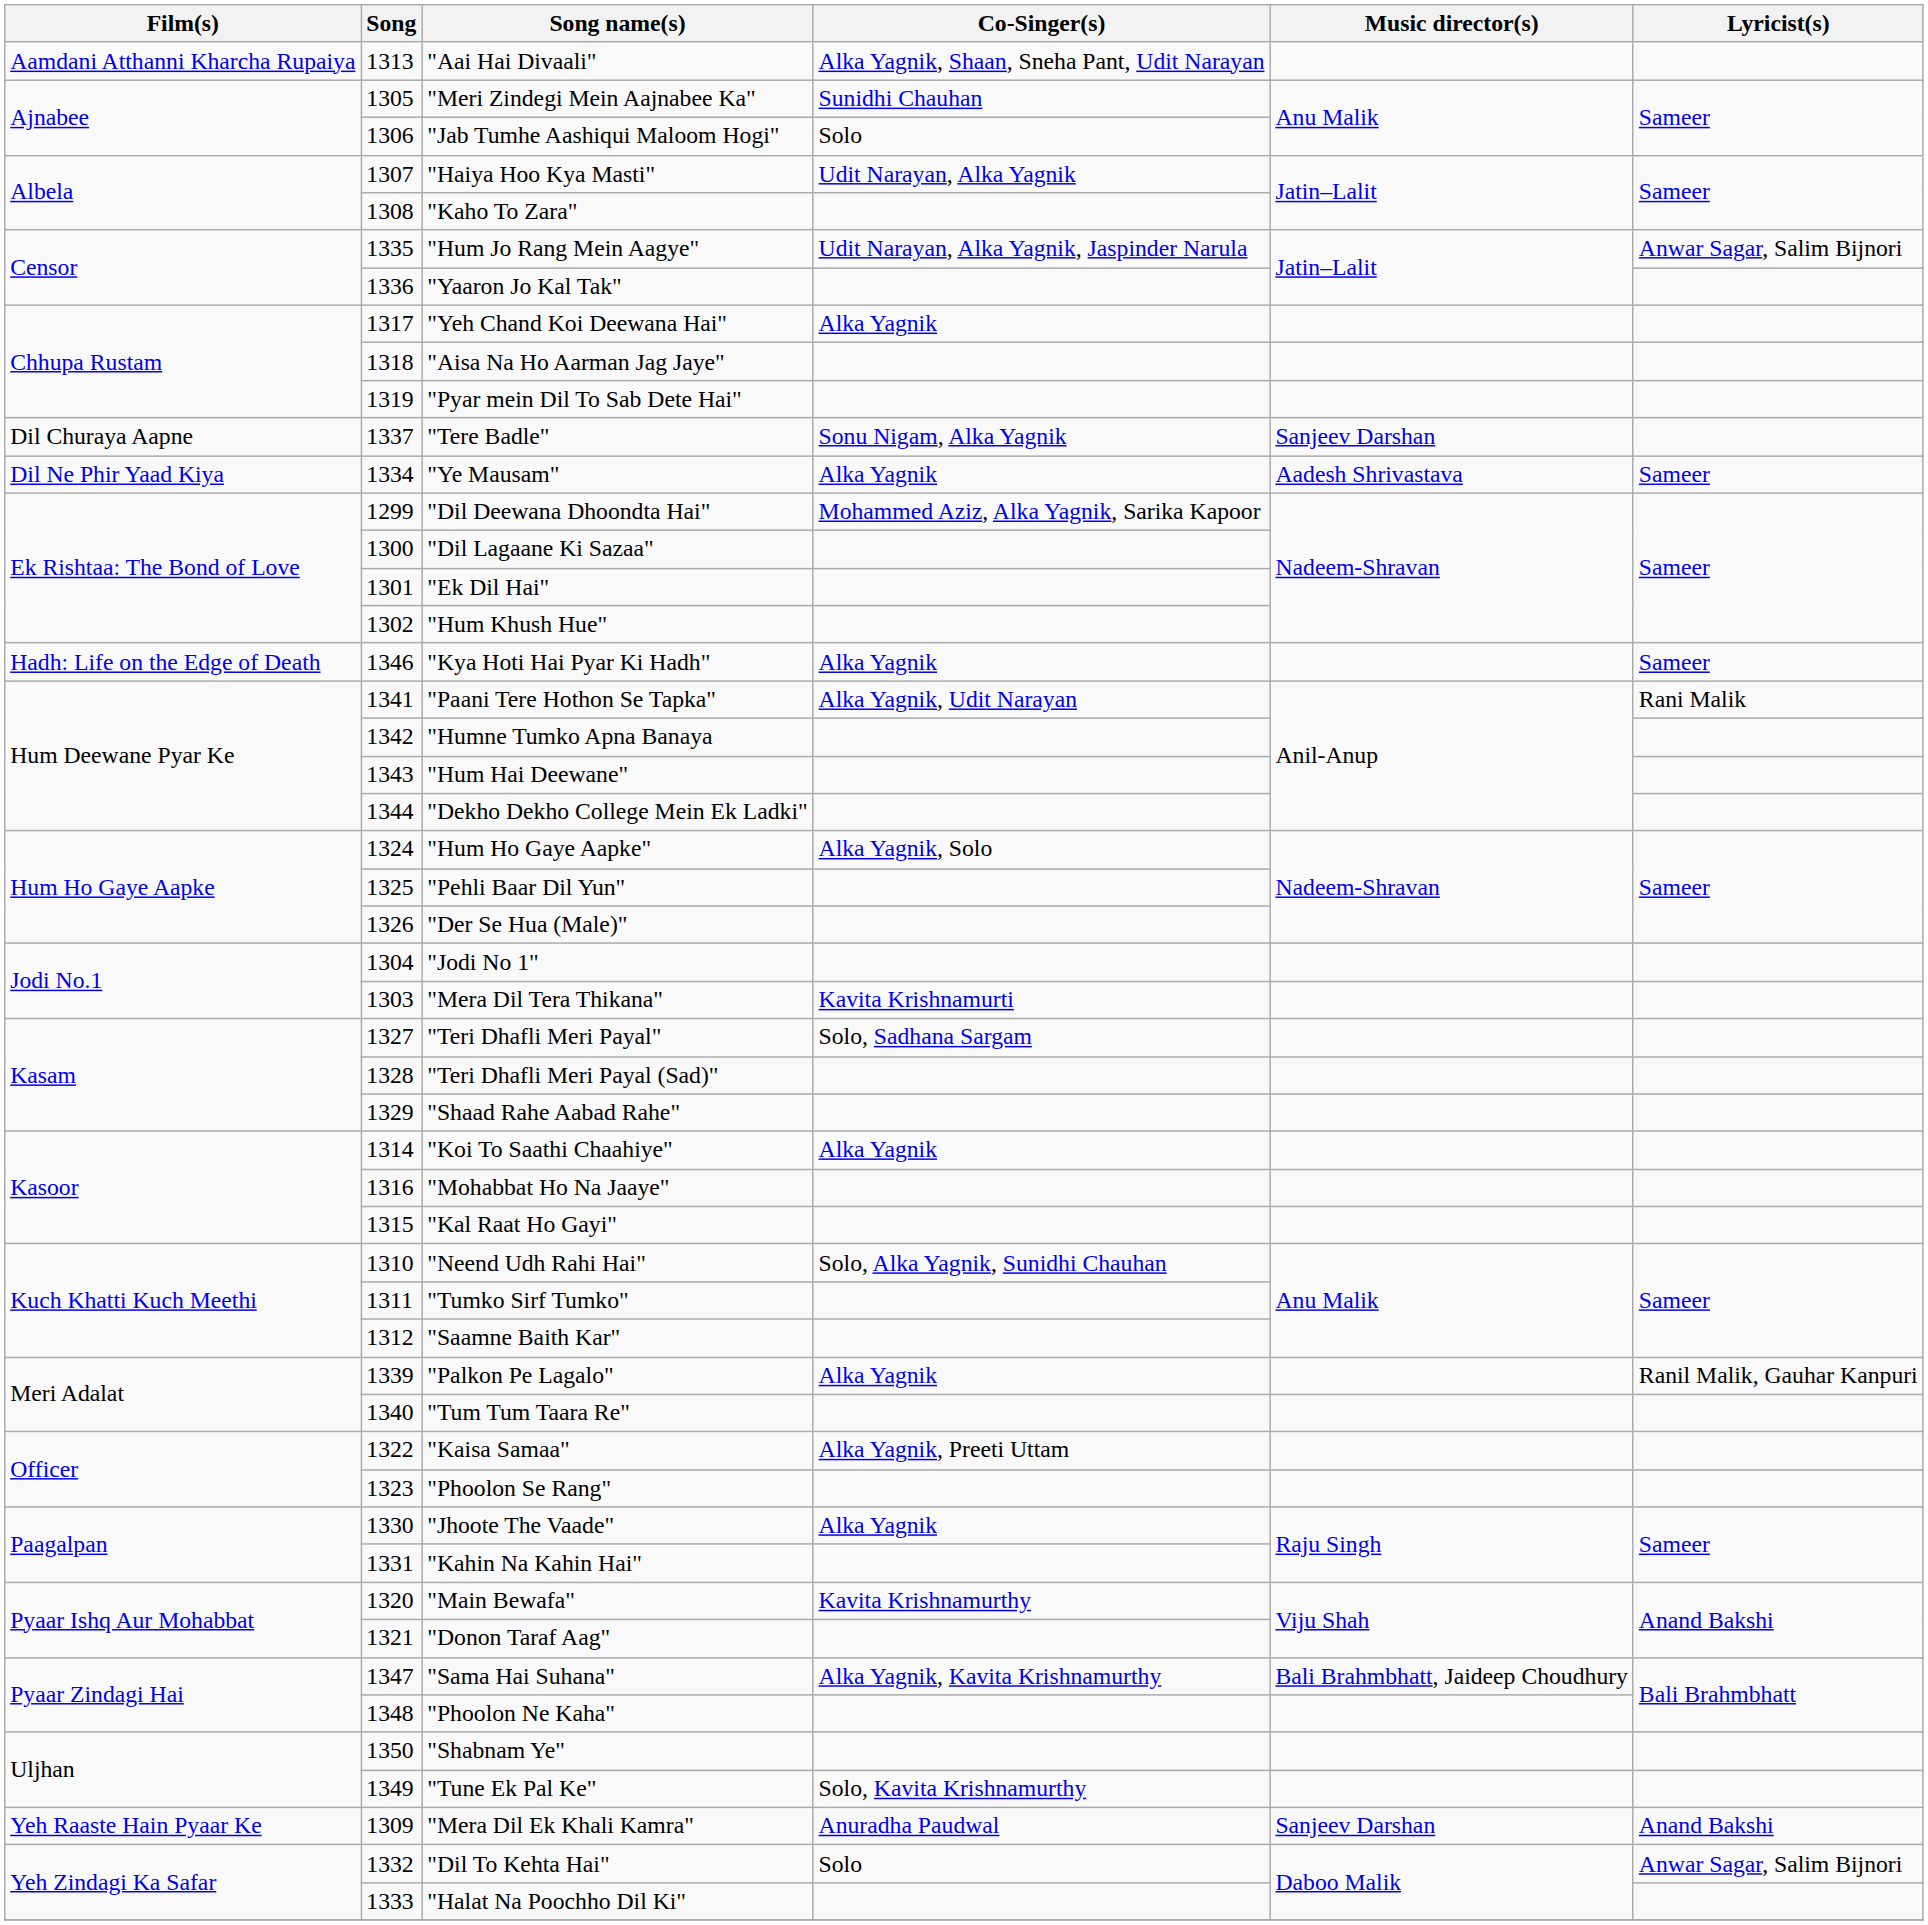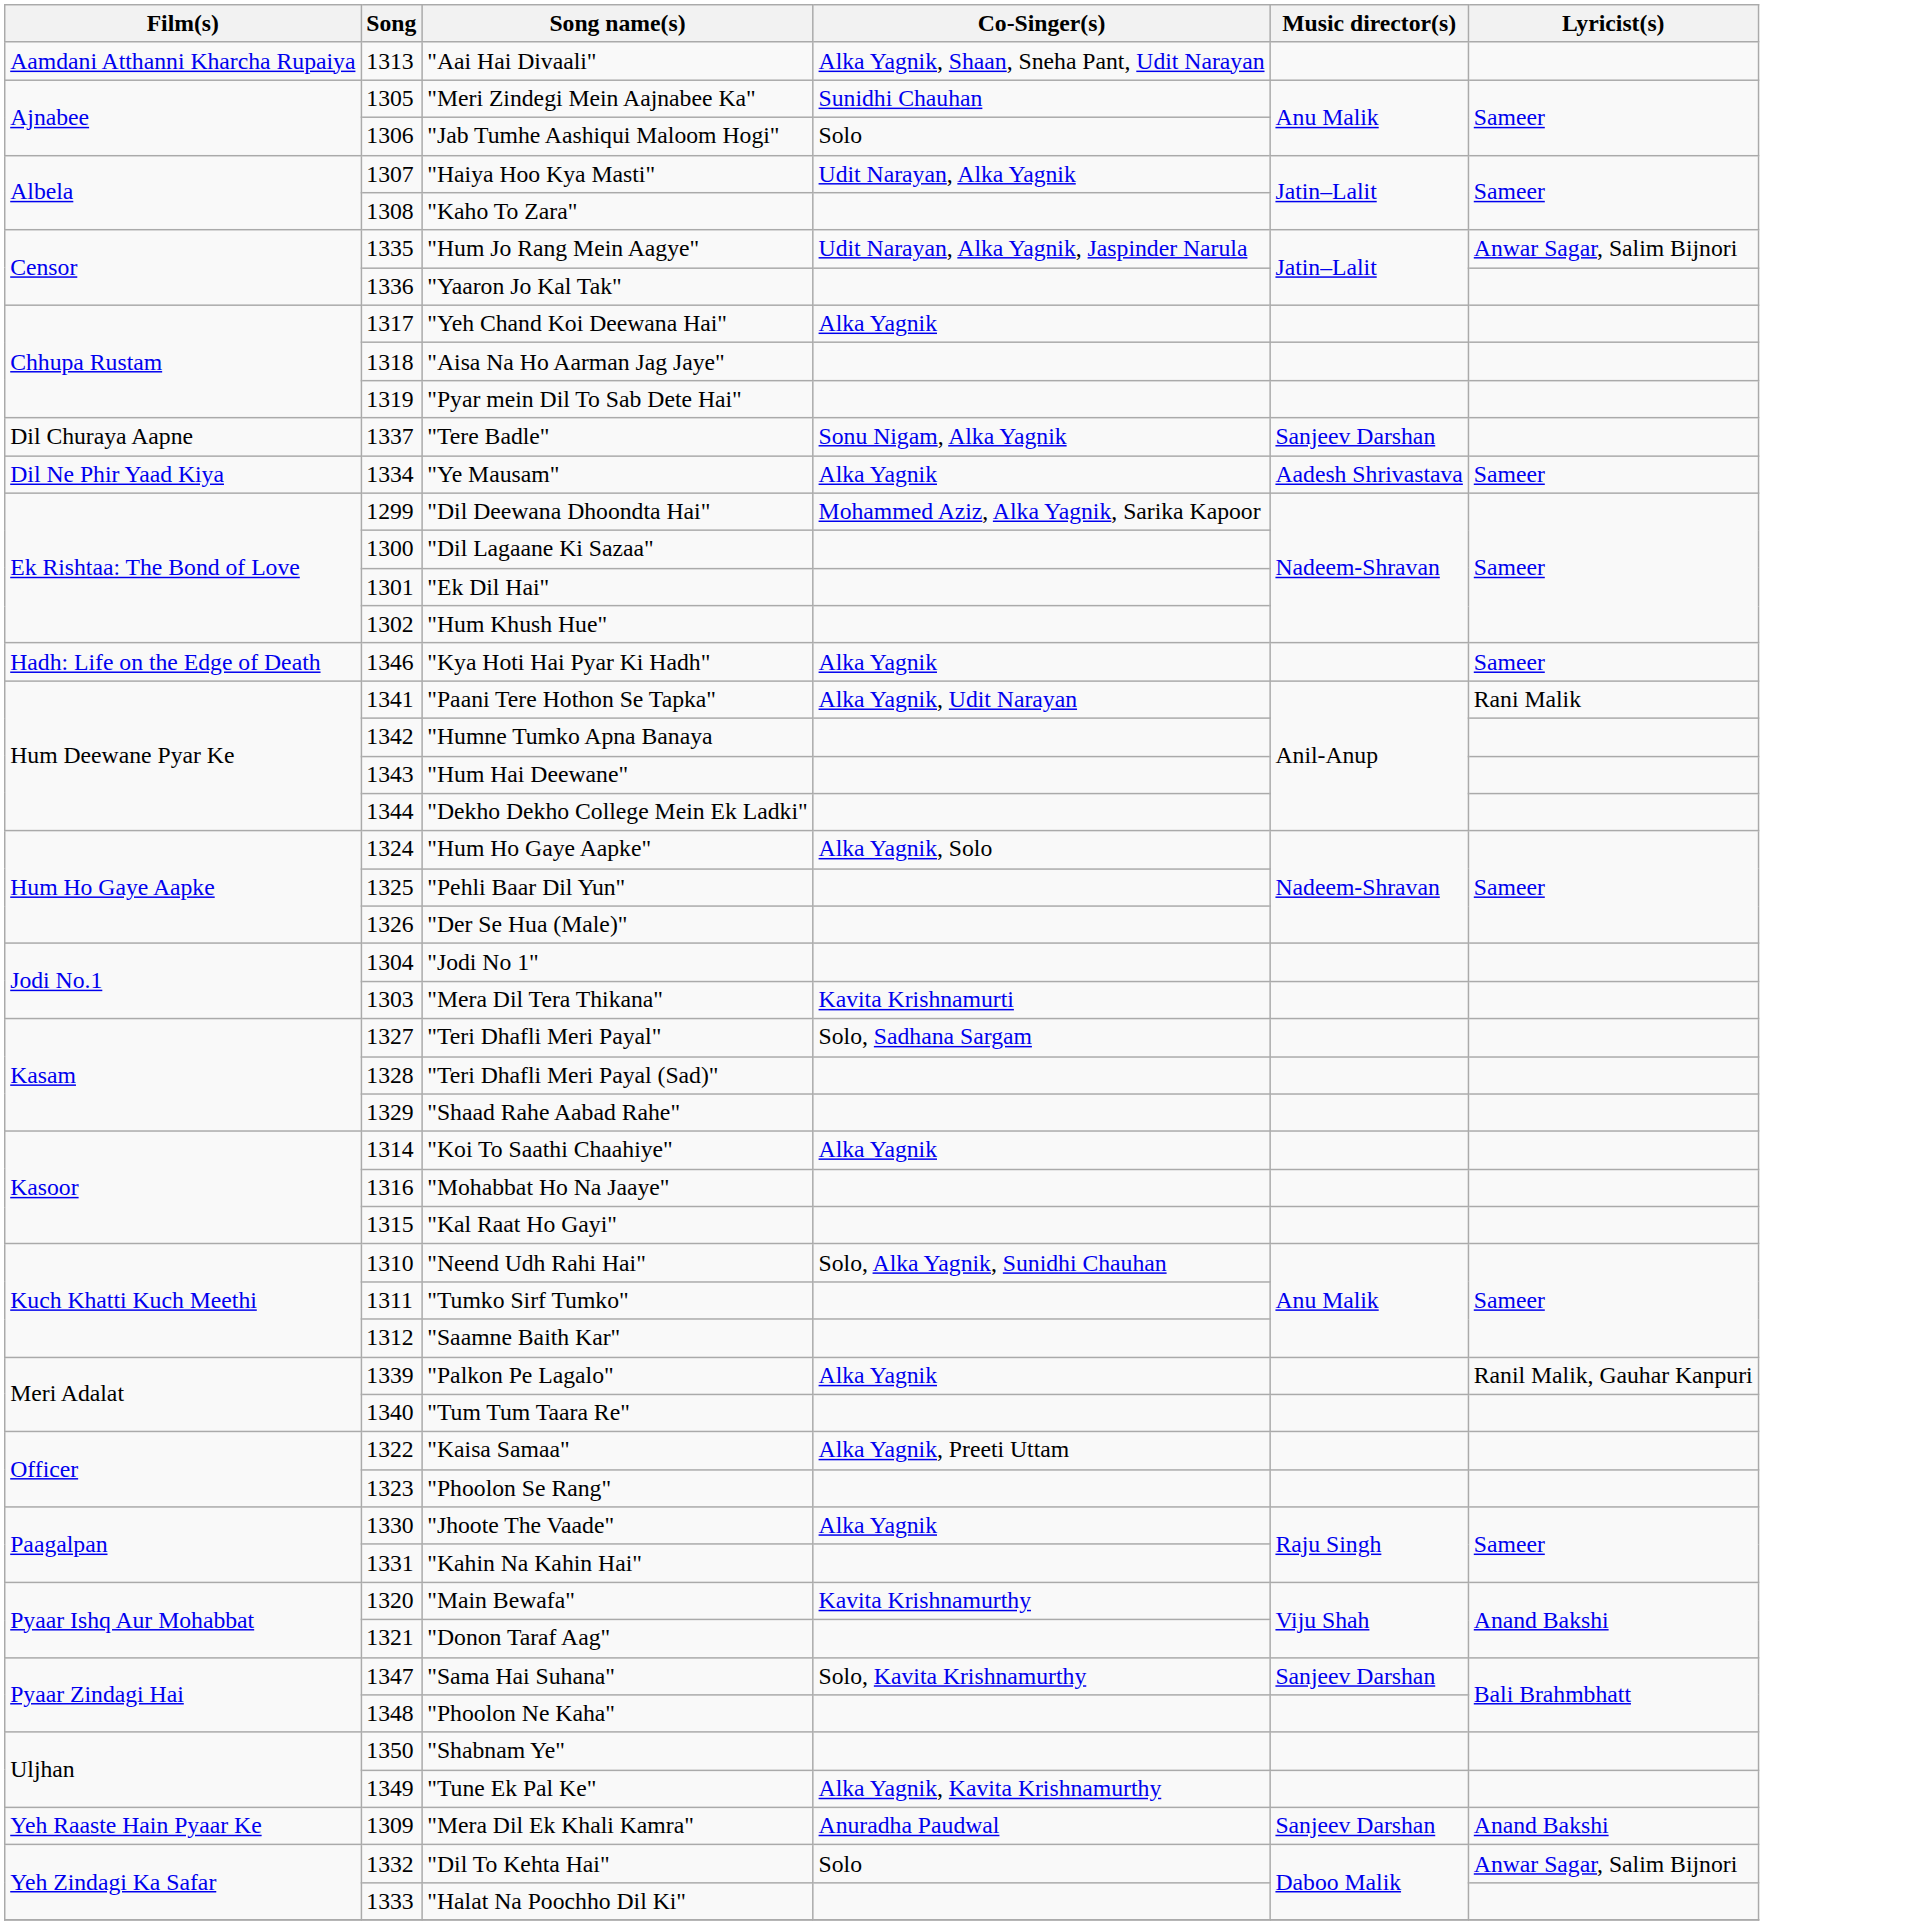(990, 1675) Alka Yagnik, Kavita Krishnamurthy -> (952, 1675) Solo, Kavita Krishnamurthy
(1452, 1675) Bali Brahmbhatt, Jaideep Choudhury -> (1355, 1675) Sanjeev Darshan
(952, 1788) Solo, Kavita Krishnamurthy -> (990, 1788) Alka Yagnik, Kavita Krishnamurthy
